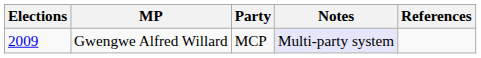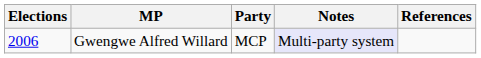(23, 40) 2009 -> (23, 40) 2006
